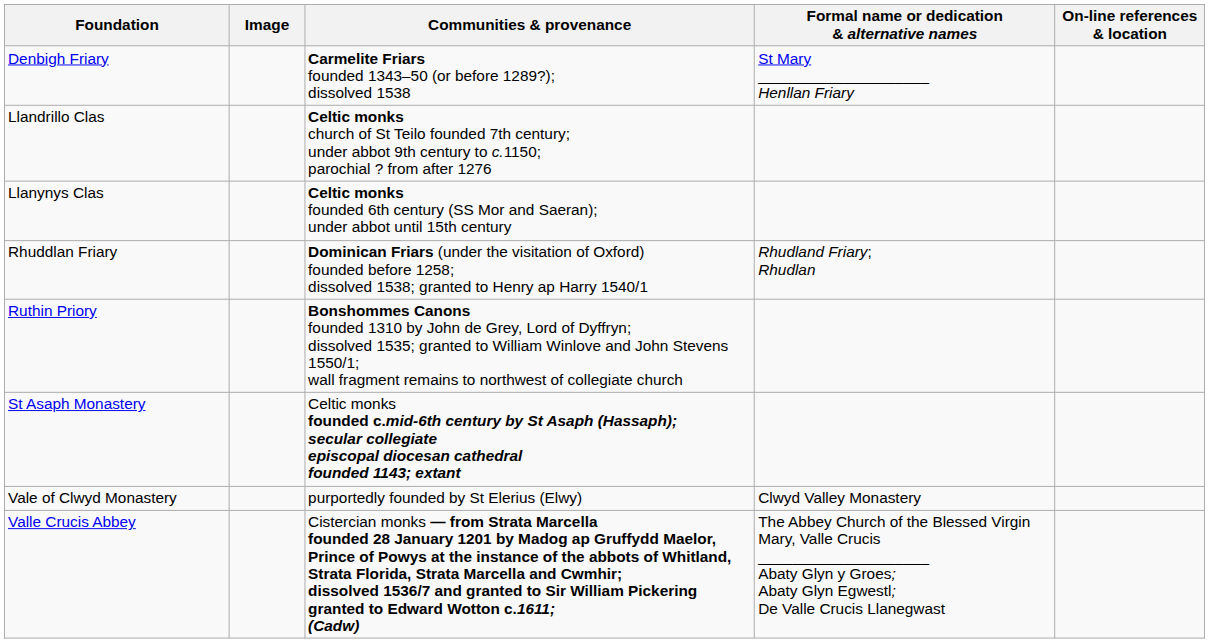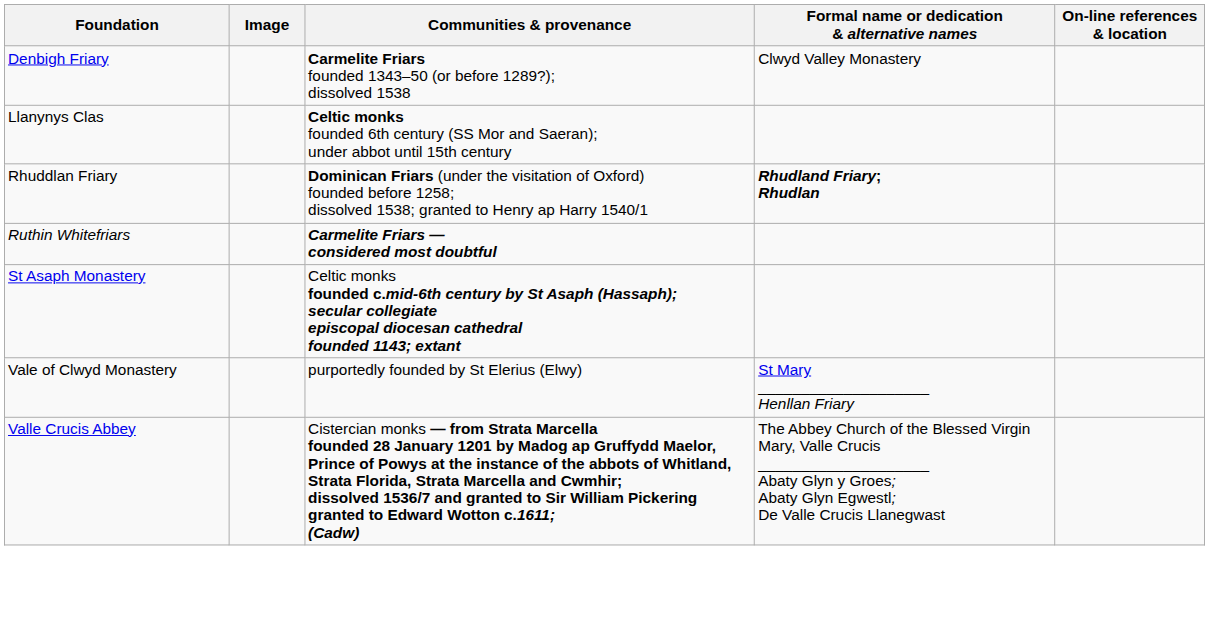(844, 75) St Mary ____________________ Henllan Friary -> (840, 58) Clwyd Valley Monastery
- row: (56, 117)
(815, 260) normal -> (820, 184) bold
- row: (52, 311)
+ row: (69, 235)
(840, 498) Clwyd Valley Monastery -> (844, 387) St Mary ____________________ Henllan Friary
